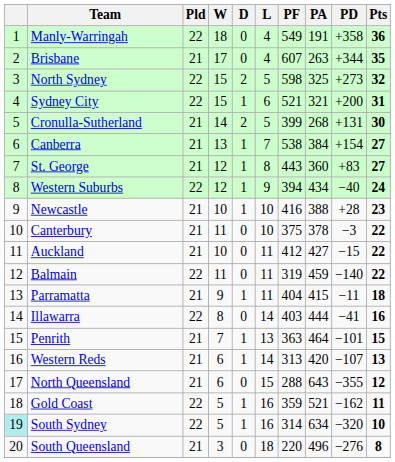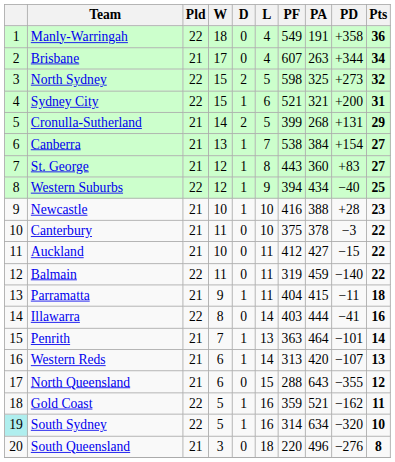(378, 58) 35 -> (378, 58) 34
(378, 123) 30 -> (378, 123) 29
(378, 187) 24 -> (378, 187) 25
(378, 338) 15 -> (378, 338) 14
